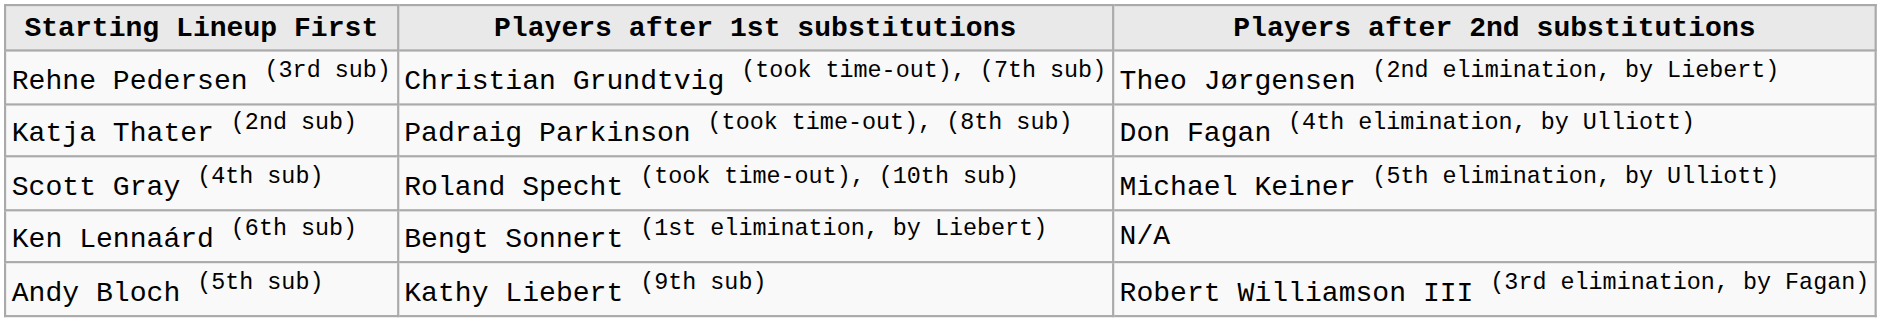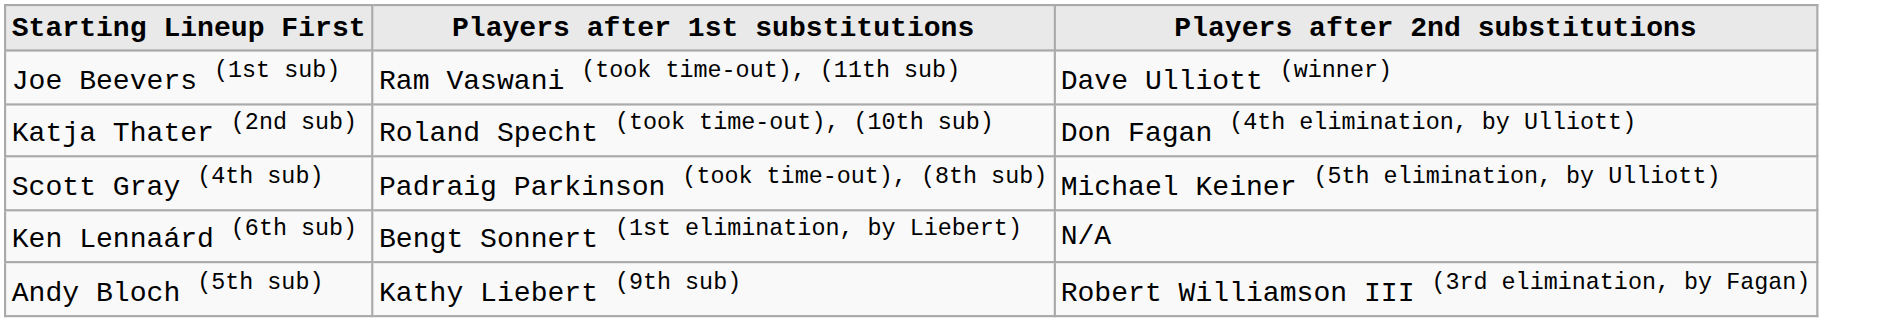- row: (201, 77)
+ row: (176, 77)
(738, 130) Padraig Parkinson (took time-out), (8th sub) -> (686, 130) Roland Specht (took time-out), (10th sub)
(712, 183) Roland Specht (took time-out), (10th sub) -> (713, 183) Padraig Parkinson (took time-out), (8th sub)
